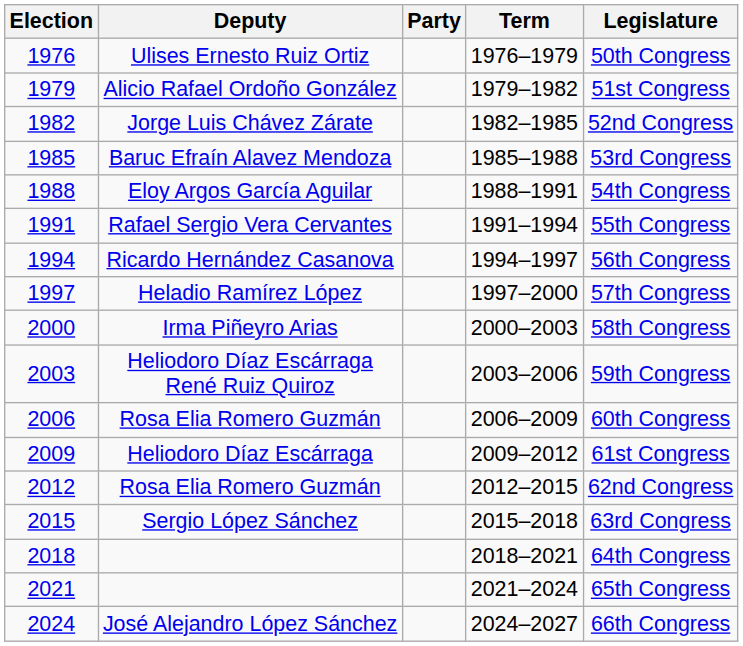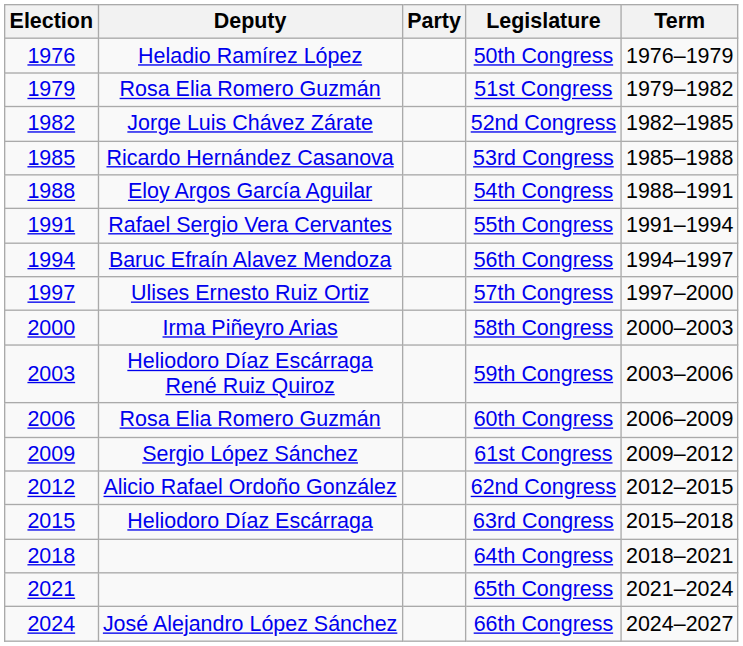columns swapped: (524, 21) <-> (661, 21)
(250, 55) Ulises Ernesto Ruiz Ortiz -> (250, 55) Heladio Ramírez López
(250, 89) Alicio Rafael Ordoño González -> (250, 89) Rosa Elia Romero Guzmán
(250, 157) Baruc Efraín Alavez Mendoza -> (250, 157) Ricardo Hernández Casanova
(250, 259) Ricardo Hernández Casanova -> (250, 259) Baruc Efraín Alavez Mendoza
(250, 293) Heladio Ramírez López -> (250, 293) Ulises Ernesto Ruiz Ortiz
(250, 453) Heliodoro Díaz Escárraga -> (250, 453) Sergio López Sánchez
(250, 487) Rosa Elia Romero Guzmán -> (250, 487) Alicio Rafael Ordoño González
(250, 521) Sergio López Sánchez -> (250, 521) Heliodoro Díaz Escárraga
